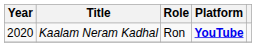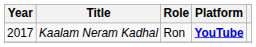(20, 32) 2020 -> (20, 32) 2017
